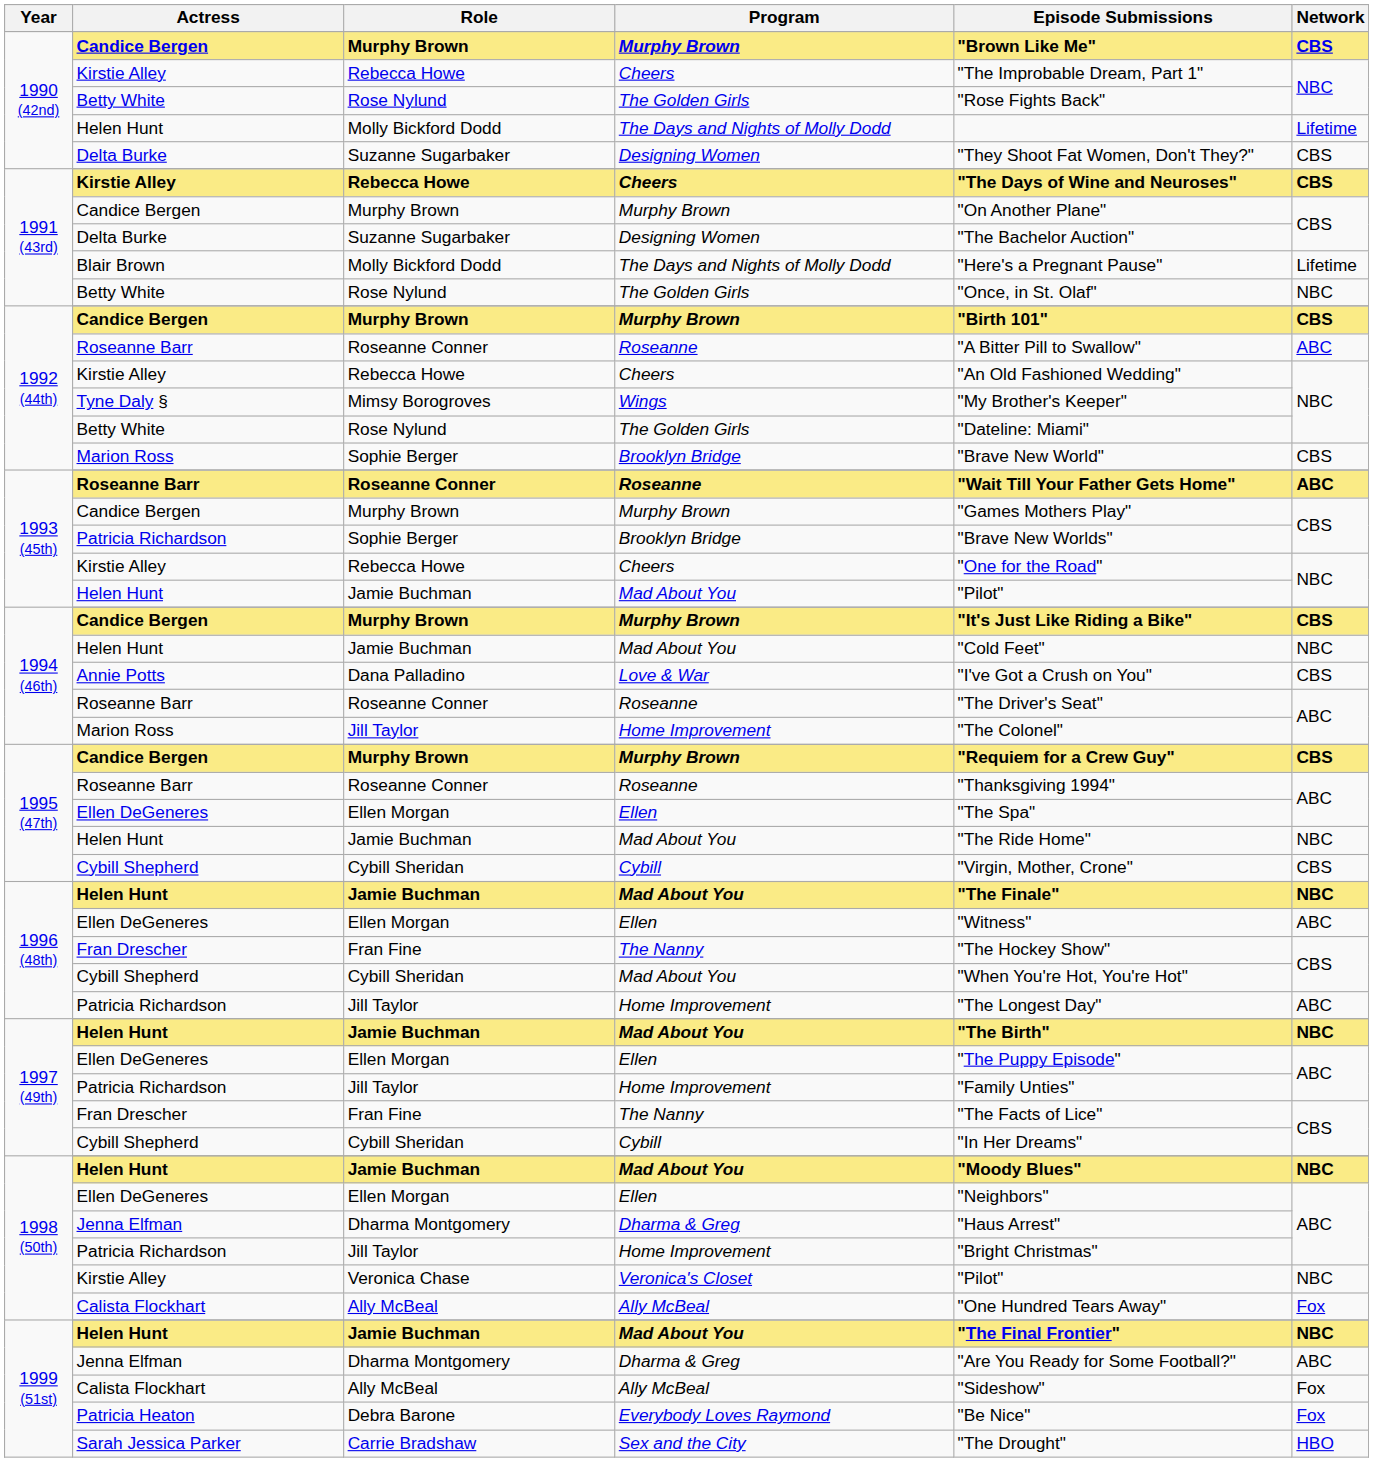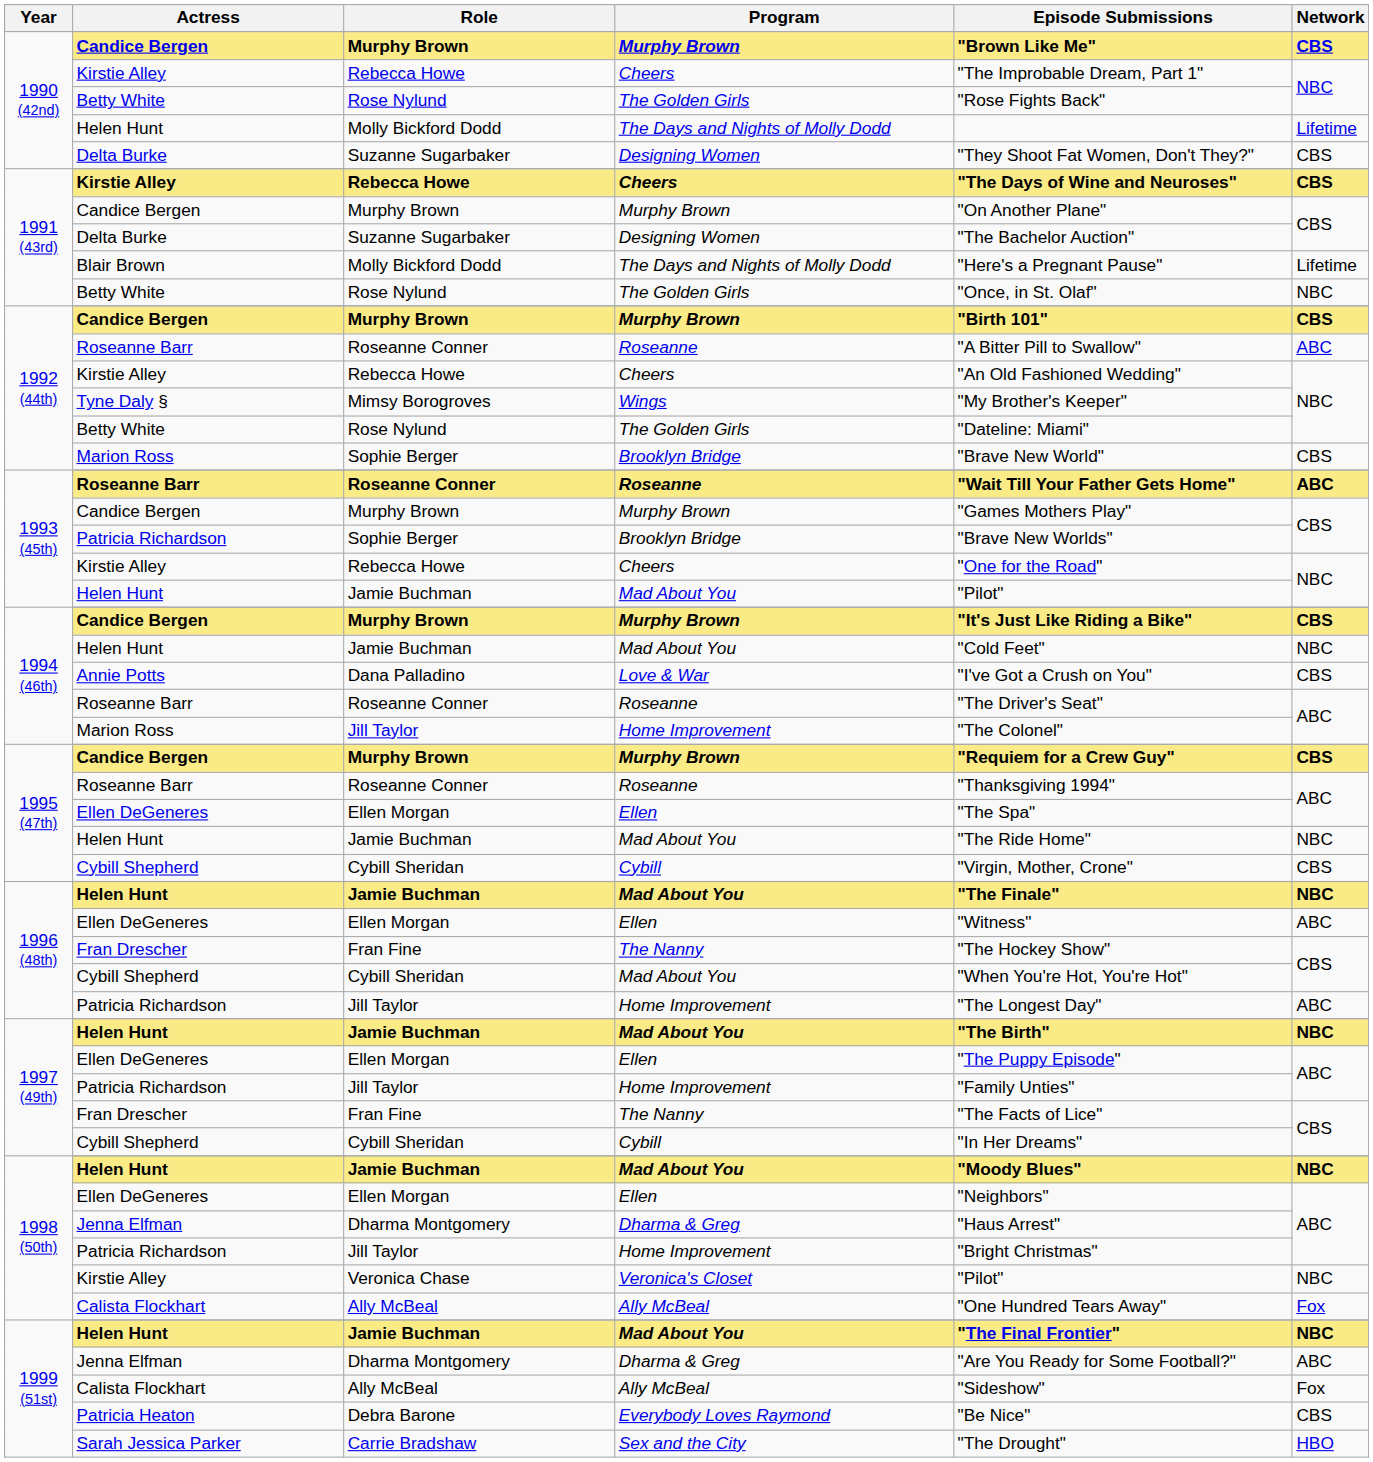(1311, 1415) Fox -> (1314, 1415) CBS
